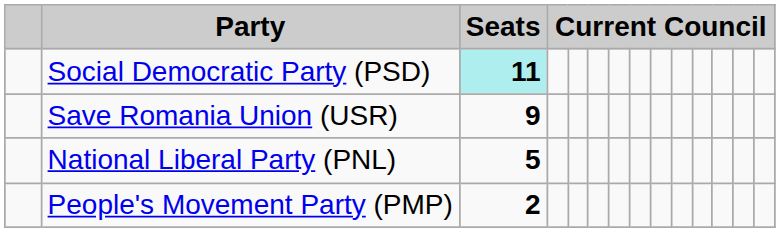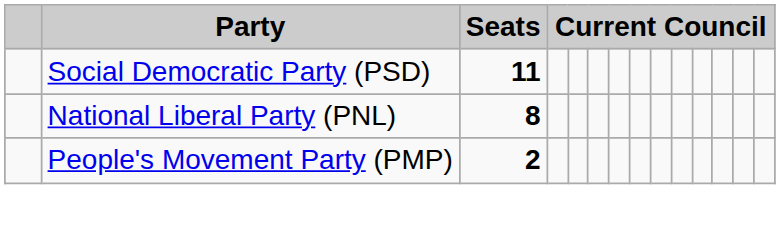(526, 71) paleturquoise background -> (526, 71) no background
- row: (223, 115)
(533, 159) 5 -> (533, 115) 8
